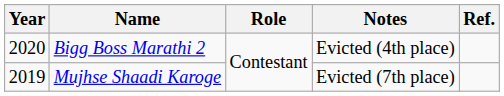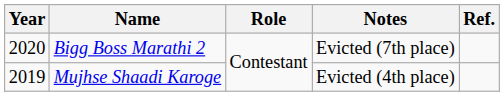(385, 47) Evicted (4th place) -> (385, 47) Evicted (7th place)
(385, 76) Evicted (7th place) -> (385, 76) Evicted (4th place)
